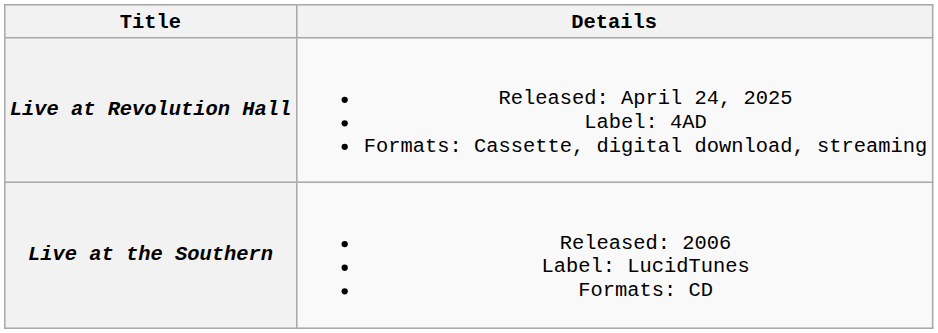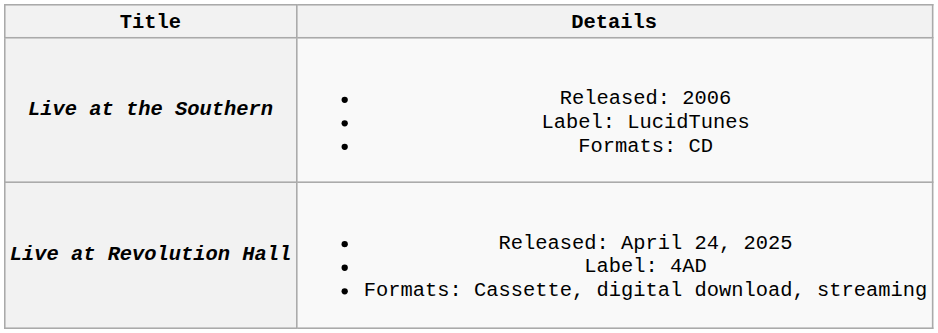rows swapped: (151, 255) <-> (151, 110)
